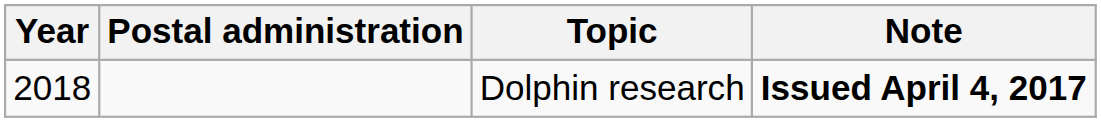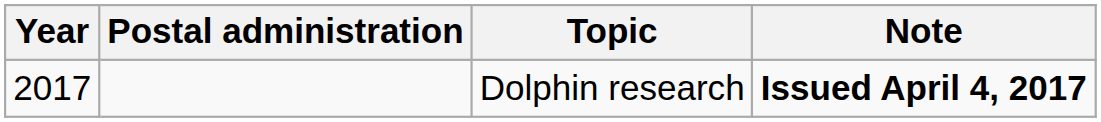(52, 87) 2018 -> (52, 87) 2017
